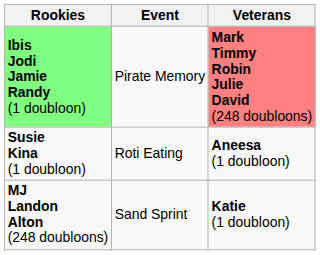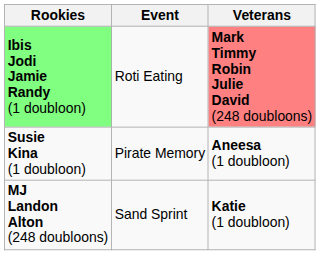(160, 76) Pirate Memory -> (149, 76) Roti Eating
(149, 153) Roti Eating -> (160, 153) Pirate Memory
